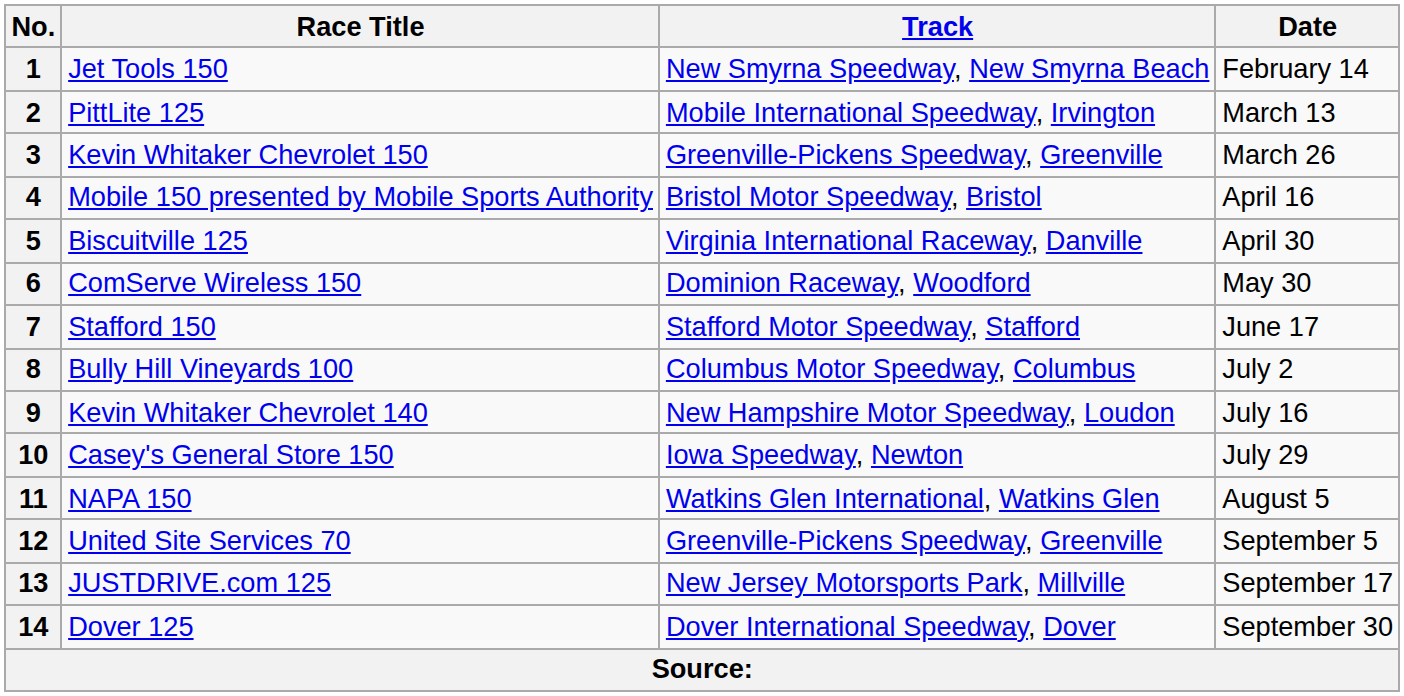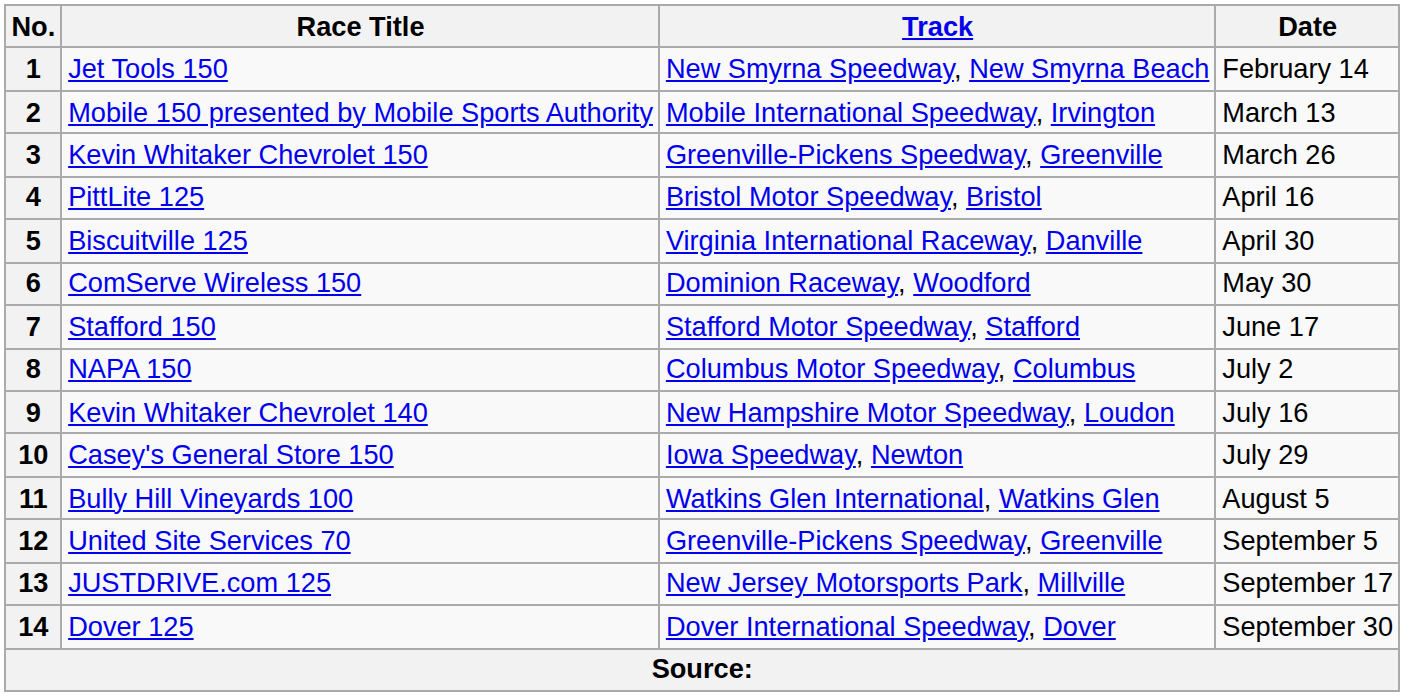(136, 112) PittLite 125 -> (361, 112) Mobile 150 presented by Mobile Sports Authority
(361, 198) Mobile 150 presented by Mobile Sports Authority -> (136, 198) PittLite 125
(211, 369) Bully Hill Vineyards 100 -> (130, 369) NAPA 150
(130, 498) NAPA 150 -> (211, 498) Bully Hill Vineyards 100
